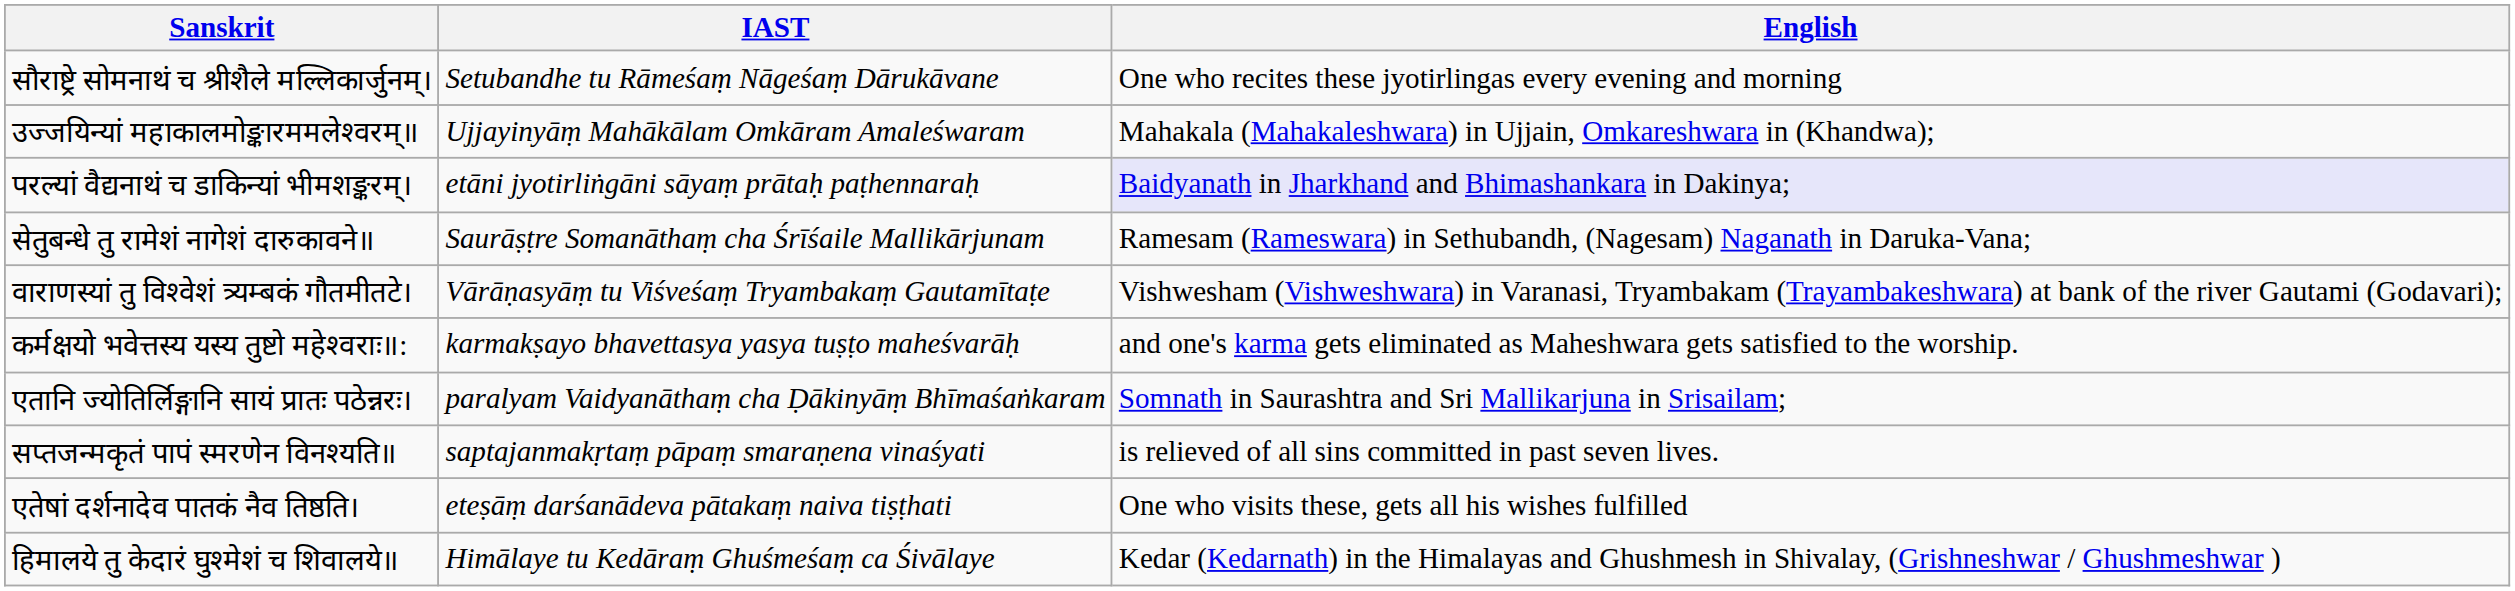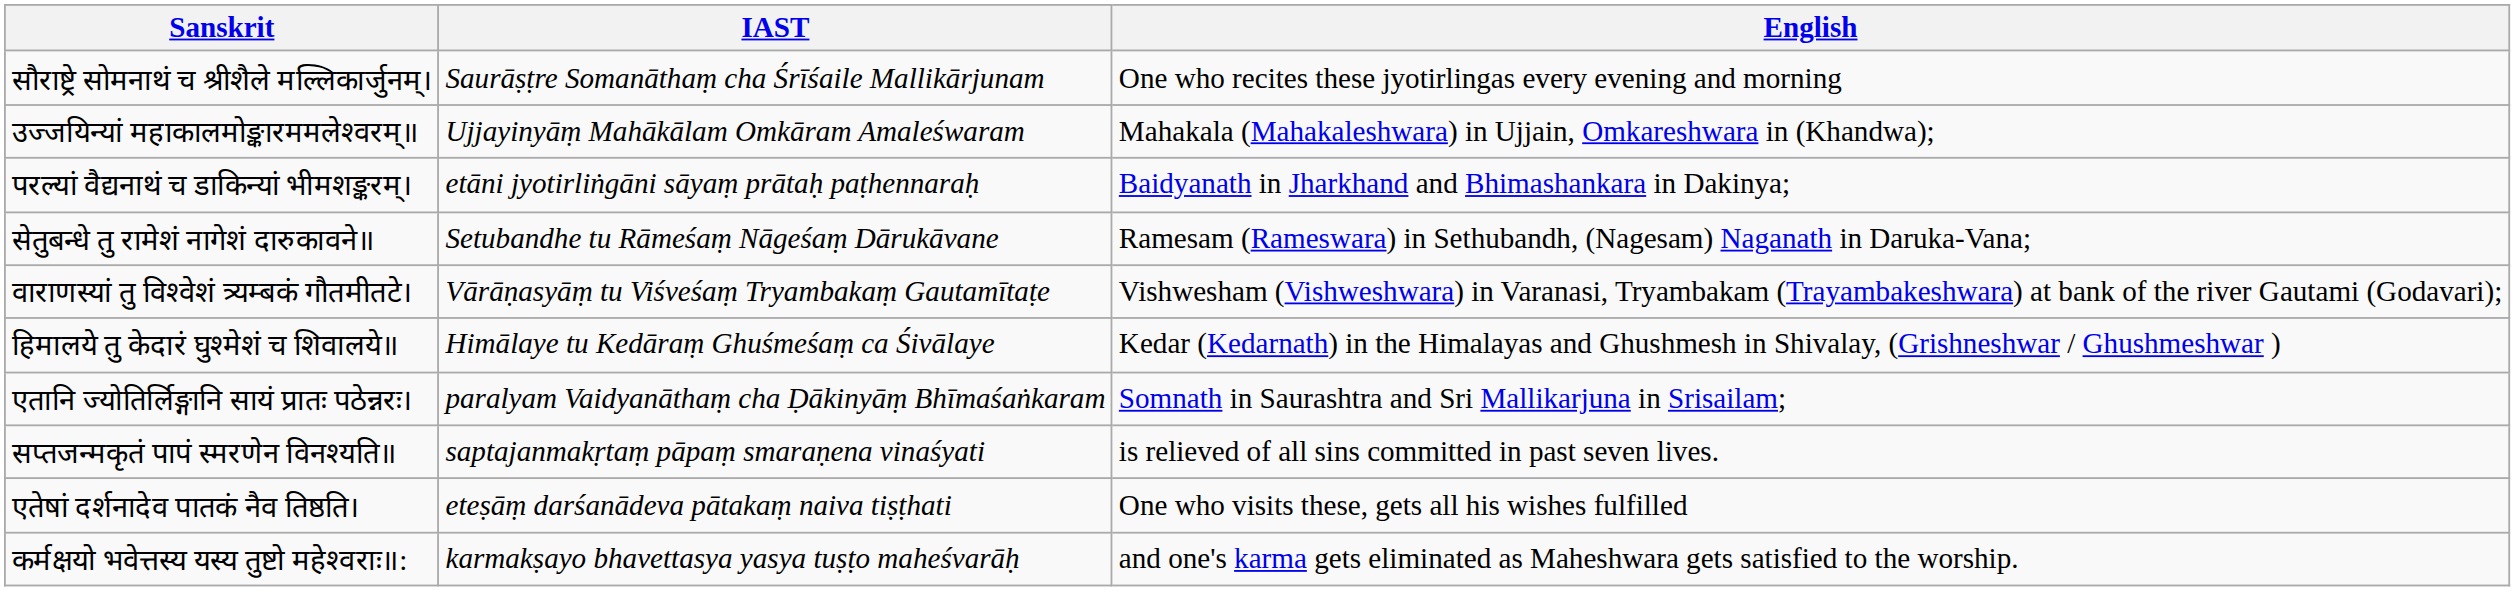(722, 77) Setubandhe tu Rāmeśaṃ Nāgeśaṃ Dārukāvane -> (745, 77) Saurāṣṭre Somanāthaṃ cha Śrīśaile Mallikārjunam
(1454, 184) lavender background -> (1454, 184) no background
(745, 237) Saurāṣṭre Somanāthaṃ cha Śrīśaile Mallikārjunam -> (722, 237) Setubandhe tu Rāmeśaṃ Nāgeśaṃ Dārukāvane
rows swapped: (205, 560) <-> (210, 346)
